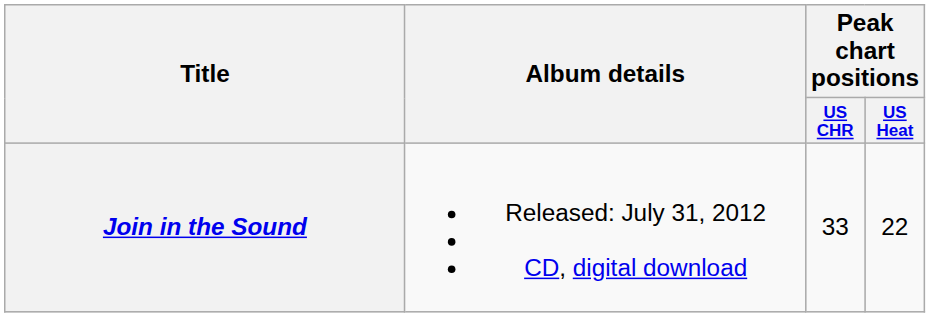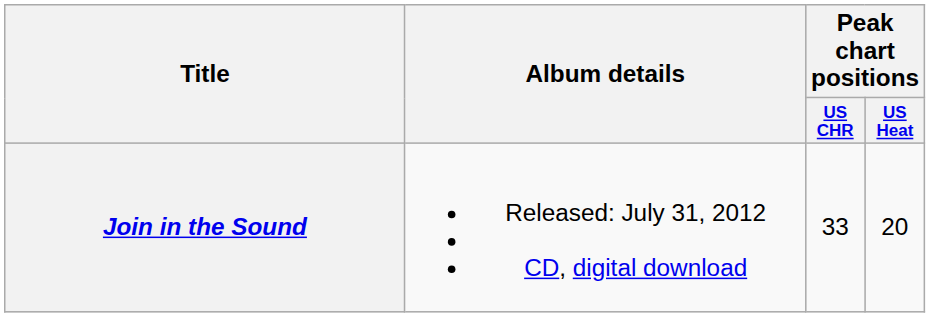(895, 227) 22 -> (895, 227) 20
